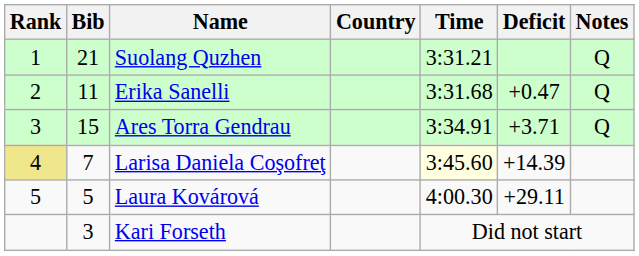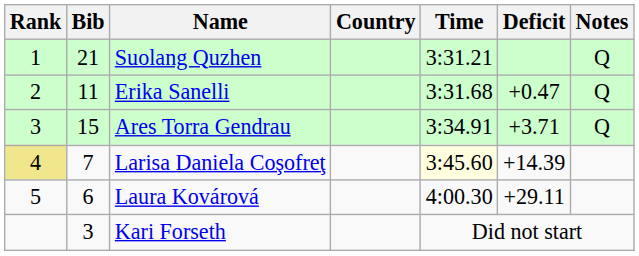(88, 197) 5 -> (88, 197) 6
